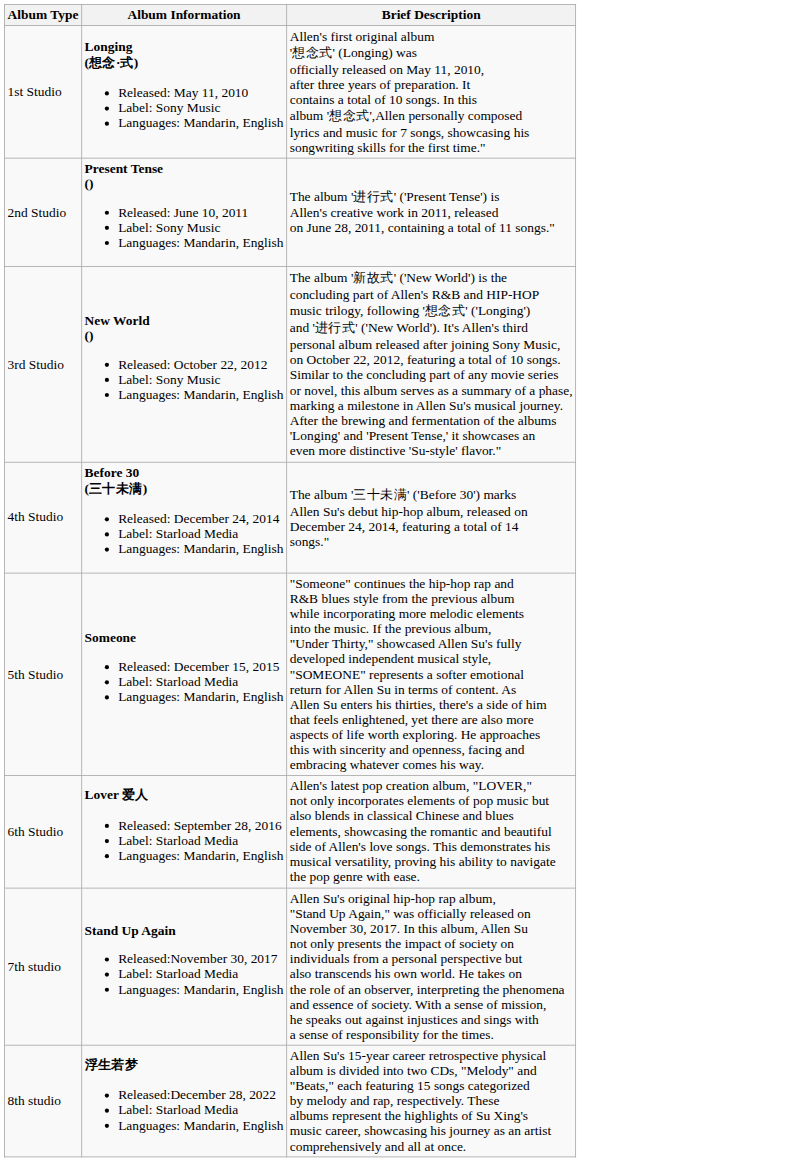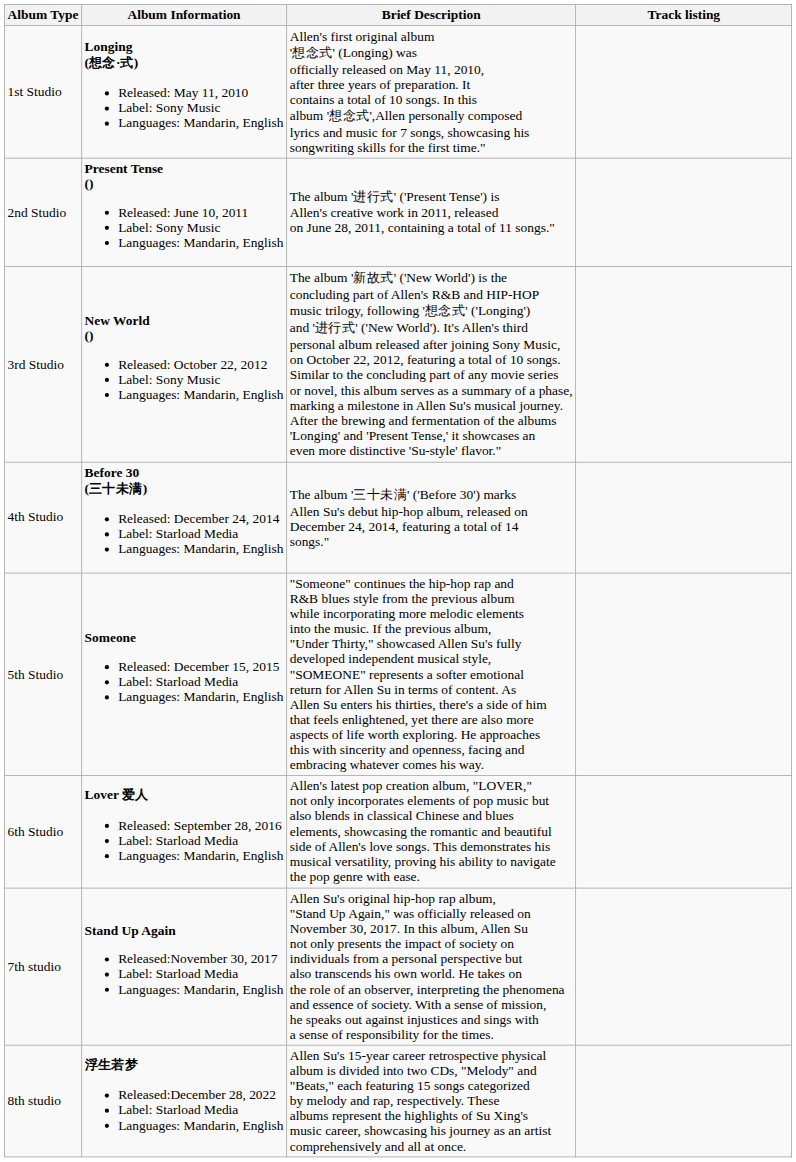+ column: (684, 15)
